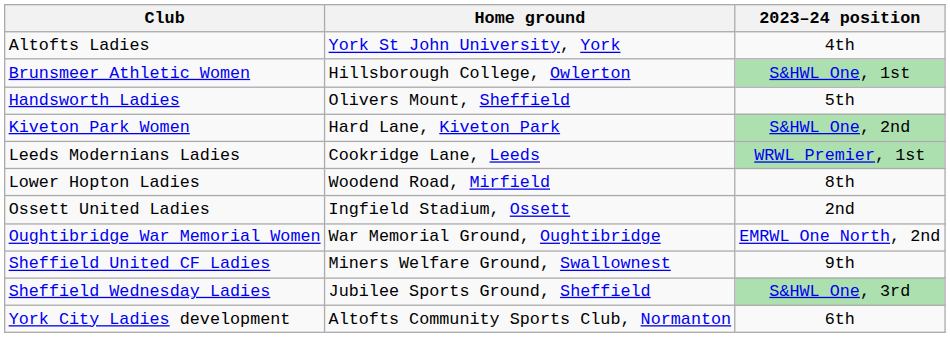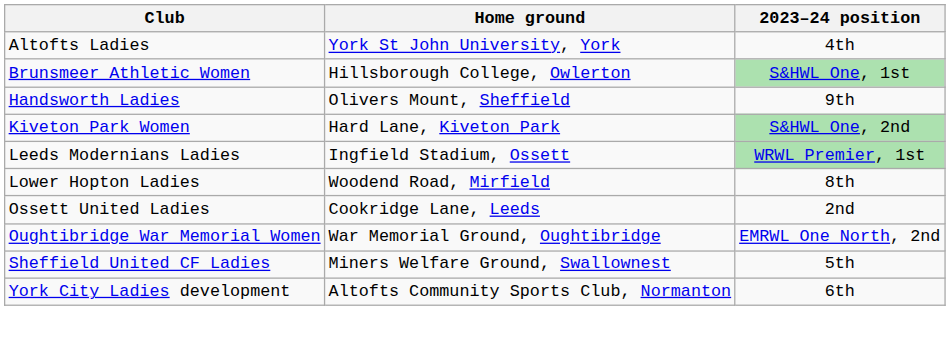(840, 100) 5th -> (840, 100) 9th
(434, 155) Cookridge Lane, Leeds -> (449, 155) Ingfield Stadium, Ossett
(449, 210) Ingfield Stadium, Ossett -> (434, 210) Cookridge Lane, Leeds
(840, 264) 9th -> (840, 264) 5th
- row: (139, 292)
